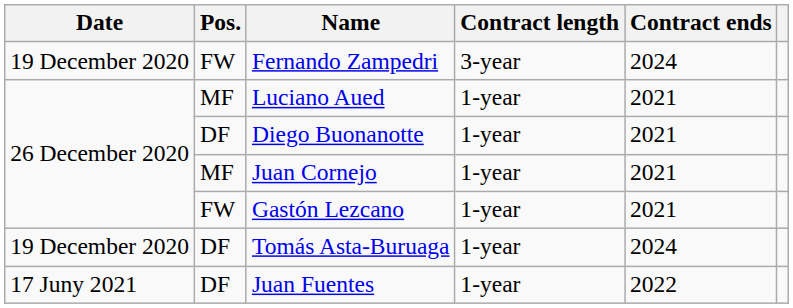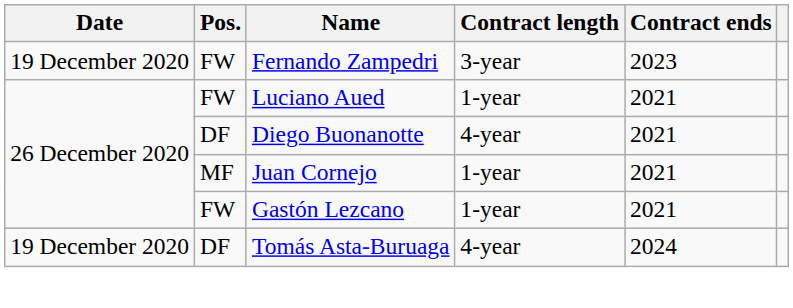(653, 60) 2024 -> (653, 60) 2023
(217, 97) MF -> (218, 97) FW
(490, 135) 1-year -> (490, 135) 4-year
(490, 246) 1-year -> (490, 246) 4-year
- row: (313, 284)
